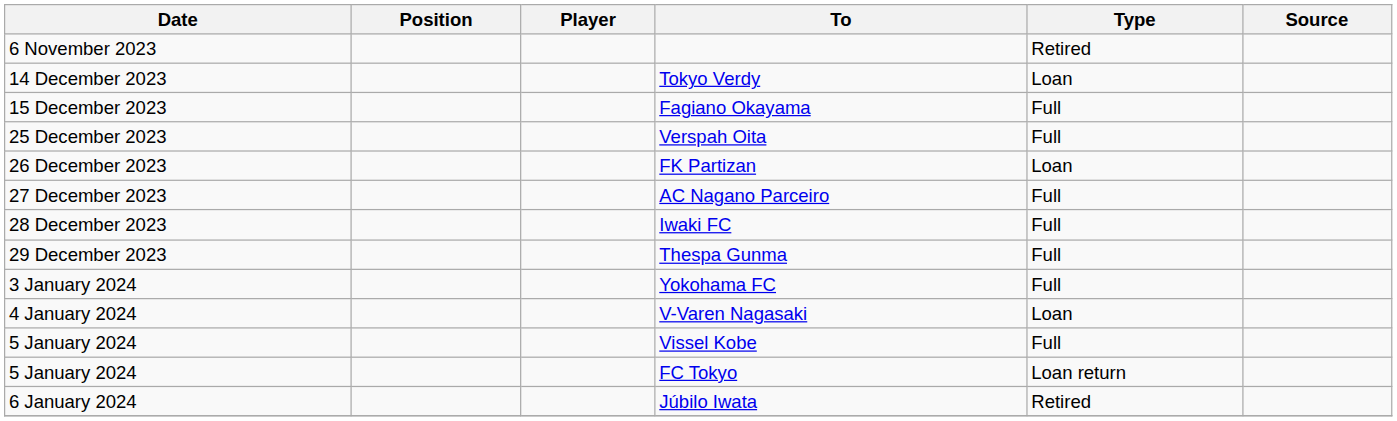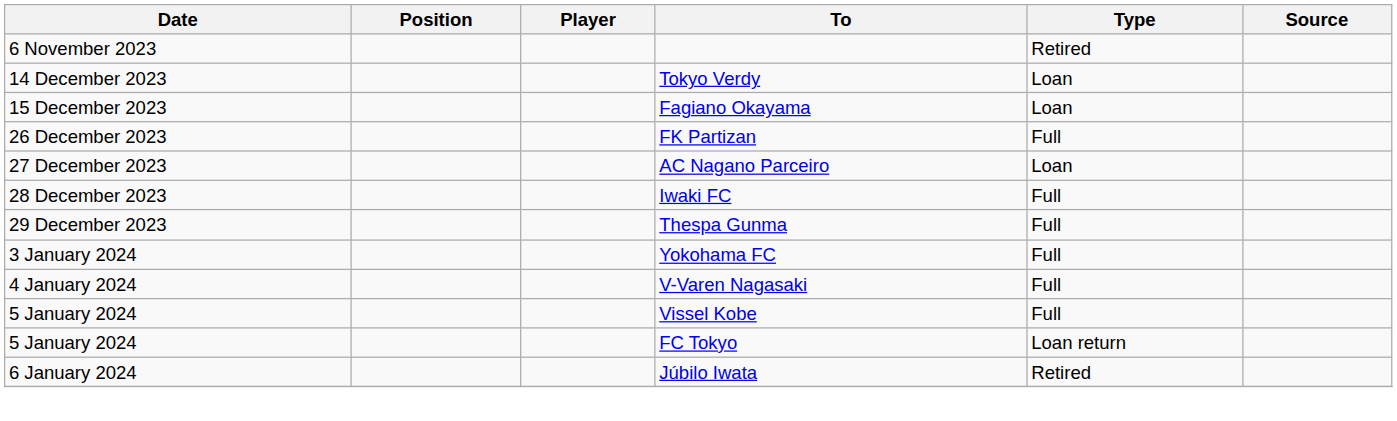(1046, 108) Full -> (1052, 108) Loan
- row: (88, 137)
(1052, 166) Loan -> (1046, 137) Full
(1046, 196) Full -> (1052, 166) Loan
(1052, 313) Loan -> (1046, 284) Full
